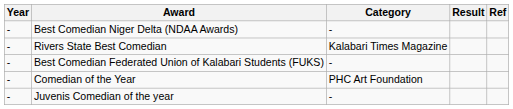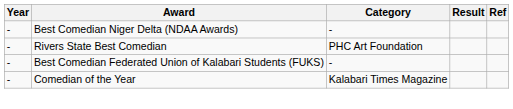(388, 46) Kalabari Times Magazine -> (376, 46) PHC Art Foundation
(376, 79) PHC Art Foundation -> (388, 79) Kalabari Times Magazine
- row: (104, 96)
